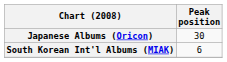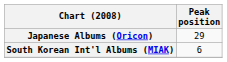(199, 36) 30 -> (199, 36) 29
